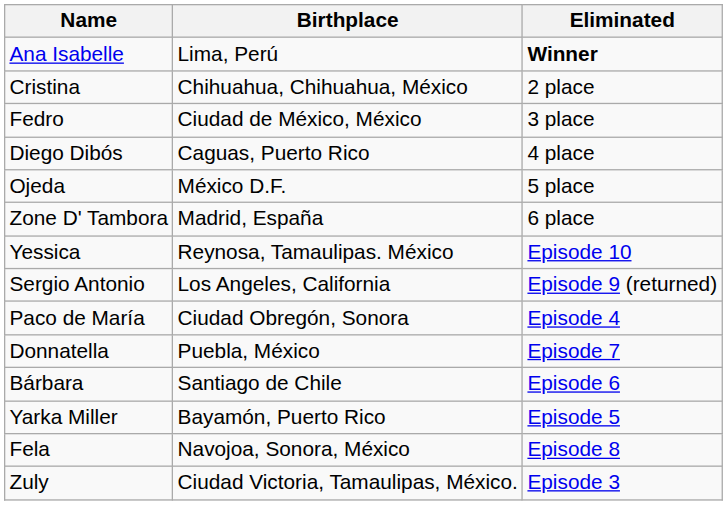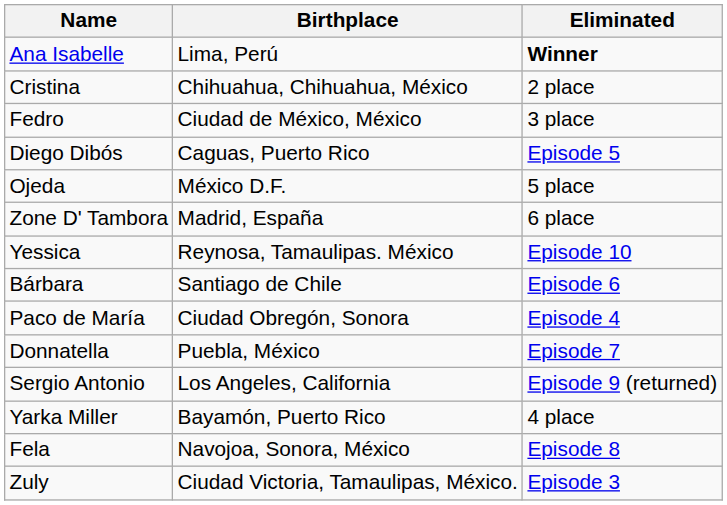(561, 152) 4 place -> (574, 152) Episode 5
rows swapped: (77, 284) <-> (46, 383)
(574, 416) Episode 5 -> (561, 416) 4 place
